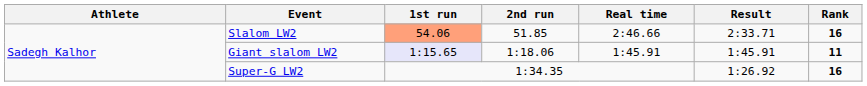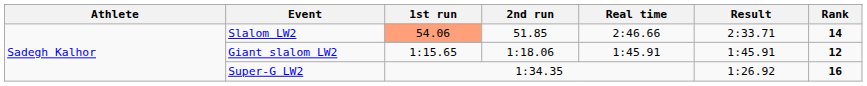(835, 33) 16 -> (835, 33) 14
(433, 52) lavender background -> (433, 52) no background
(835, 52) 11 -> (835, 52) 12
